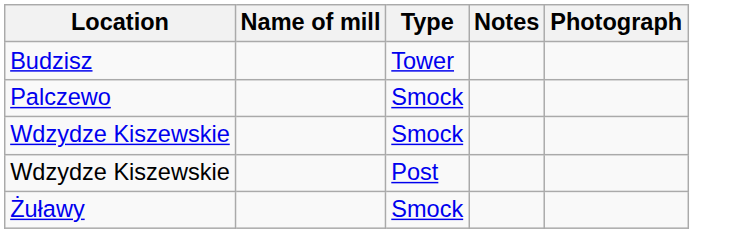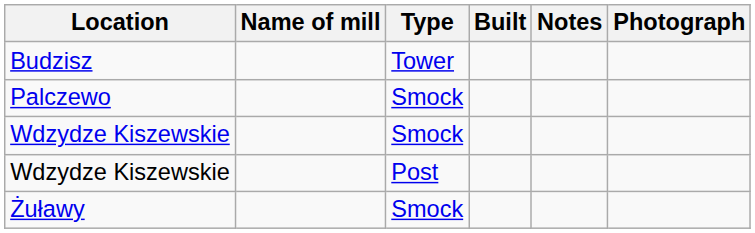+ column: (500, 23)
